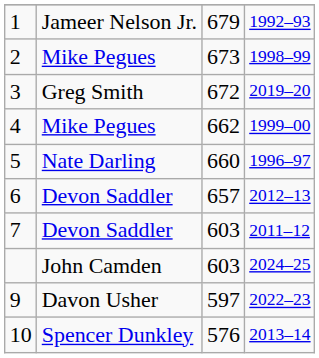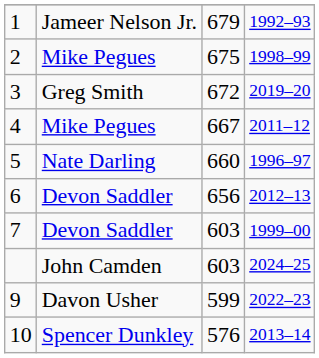(224, 56) 673 -> (224, 56) 675
(224, 126) 662 -> (224, 126) 667
(280, 126) 1999–00 -> (280, 126) 2011–12
(224, 195) 657 -> (224, 195) 656
(280, 230) 2011–12 -> (280, 230) 1999–00
(224, 299) 597 -> (224, 299) 599
